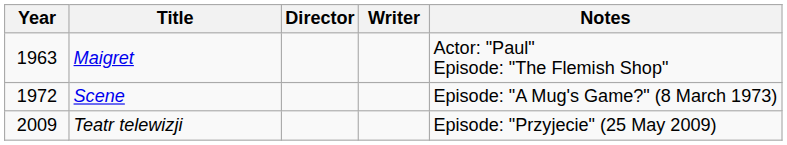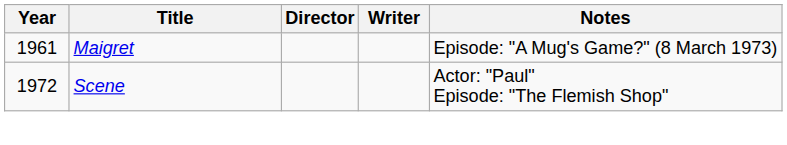(37, 57) 1963 -> (37, 47) 1961
(551, 57) Actor: "Paul" Episode: "The Flemish Shop" -> (605, 47) Episode: "A Mug's Game?" (8 March 1973)
(605, 96) Episode: "A Mug's Game?" (8 March 1973) -> (551, 86) Actor: "Paul" Episode: "The Flemish Shop"
- row: (128, 125)
